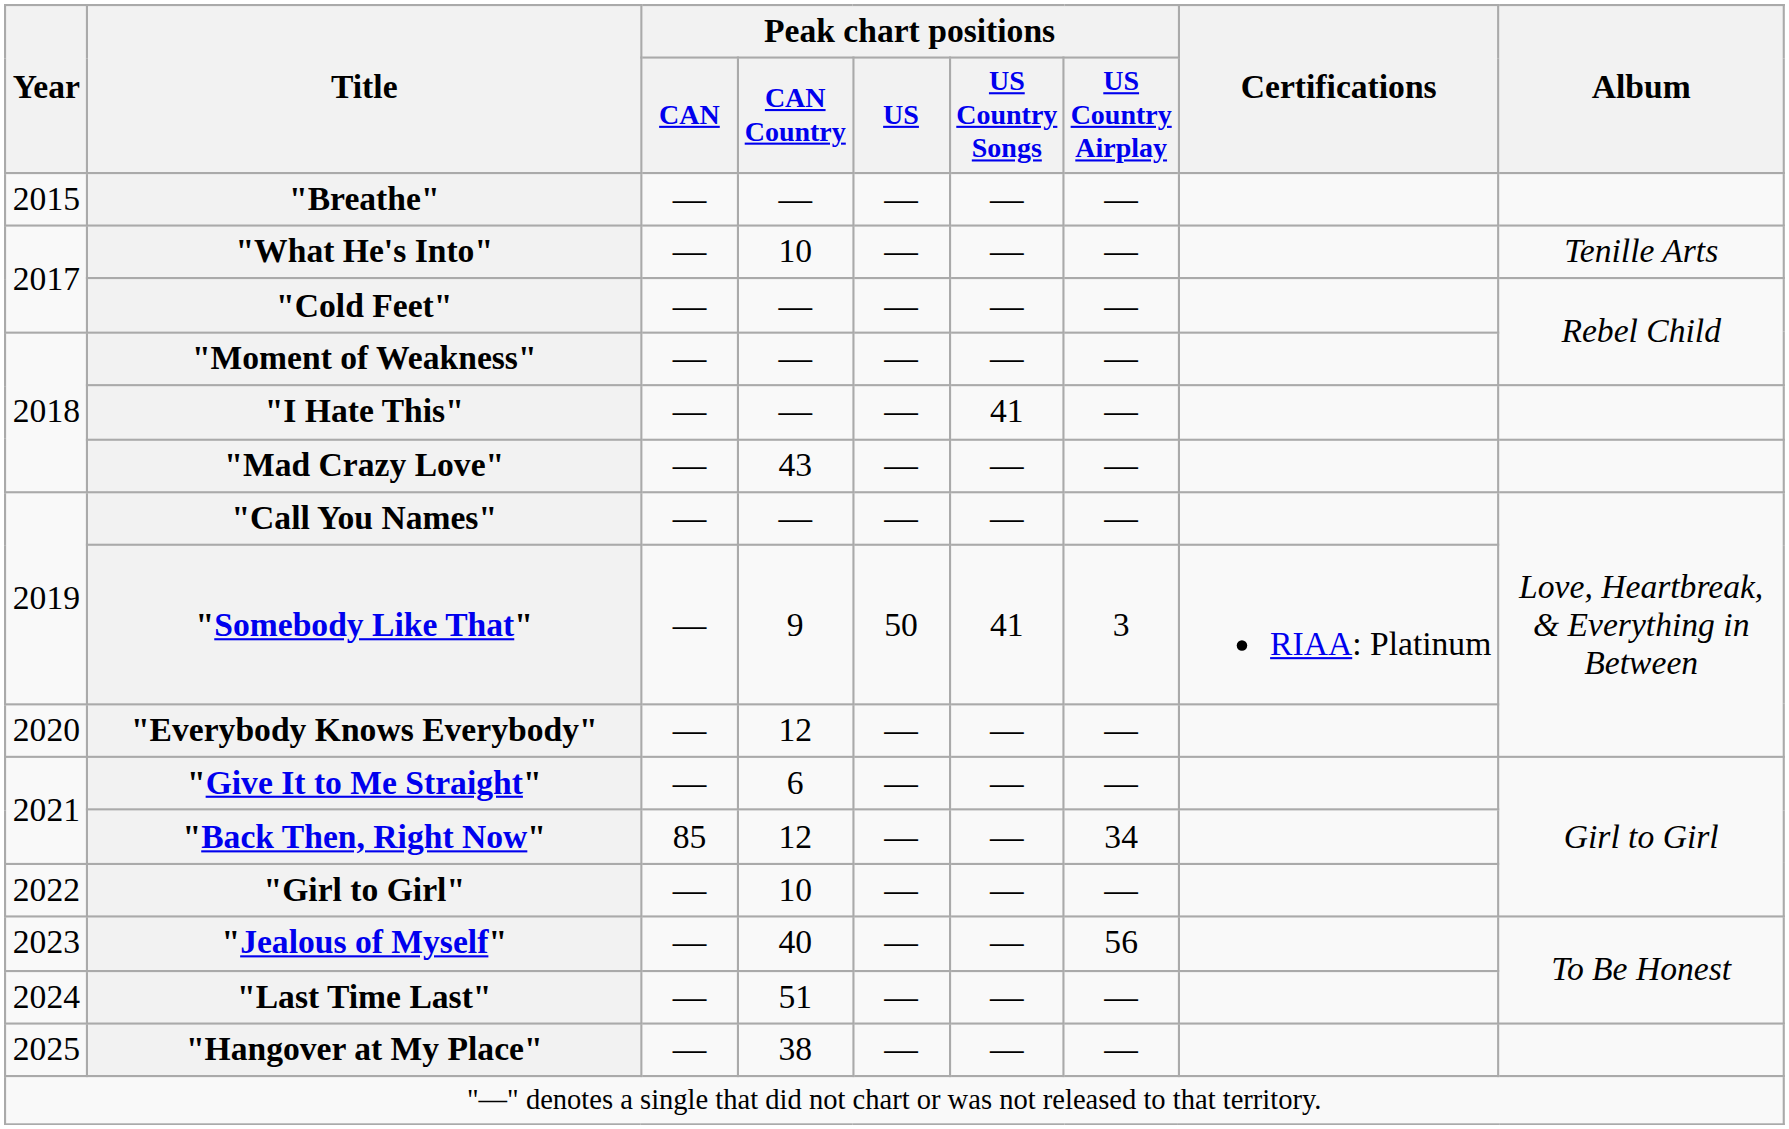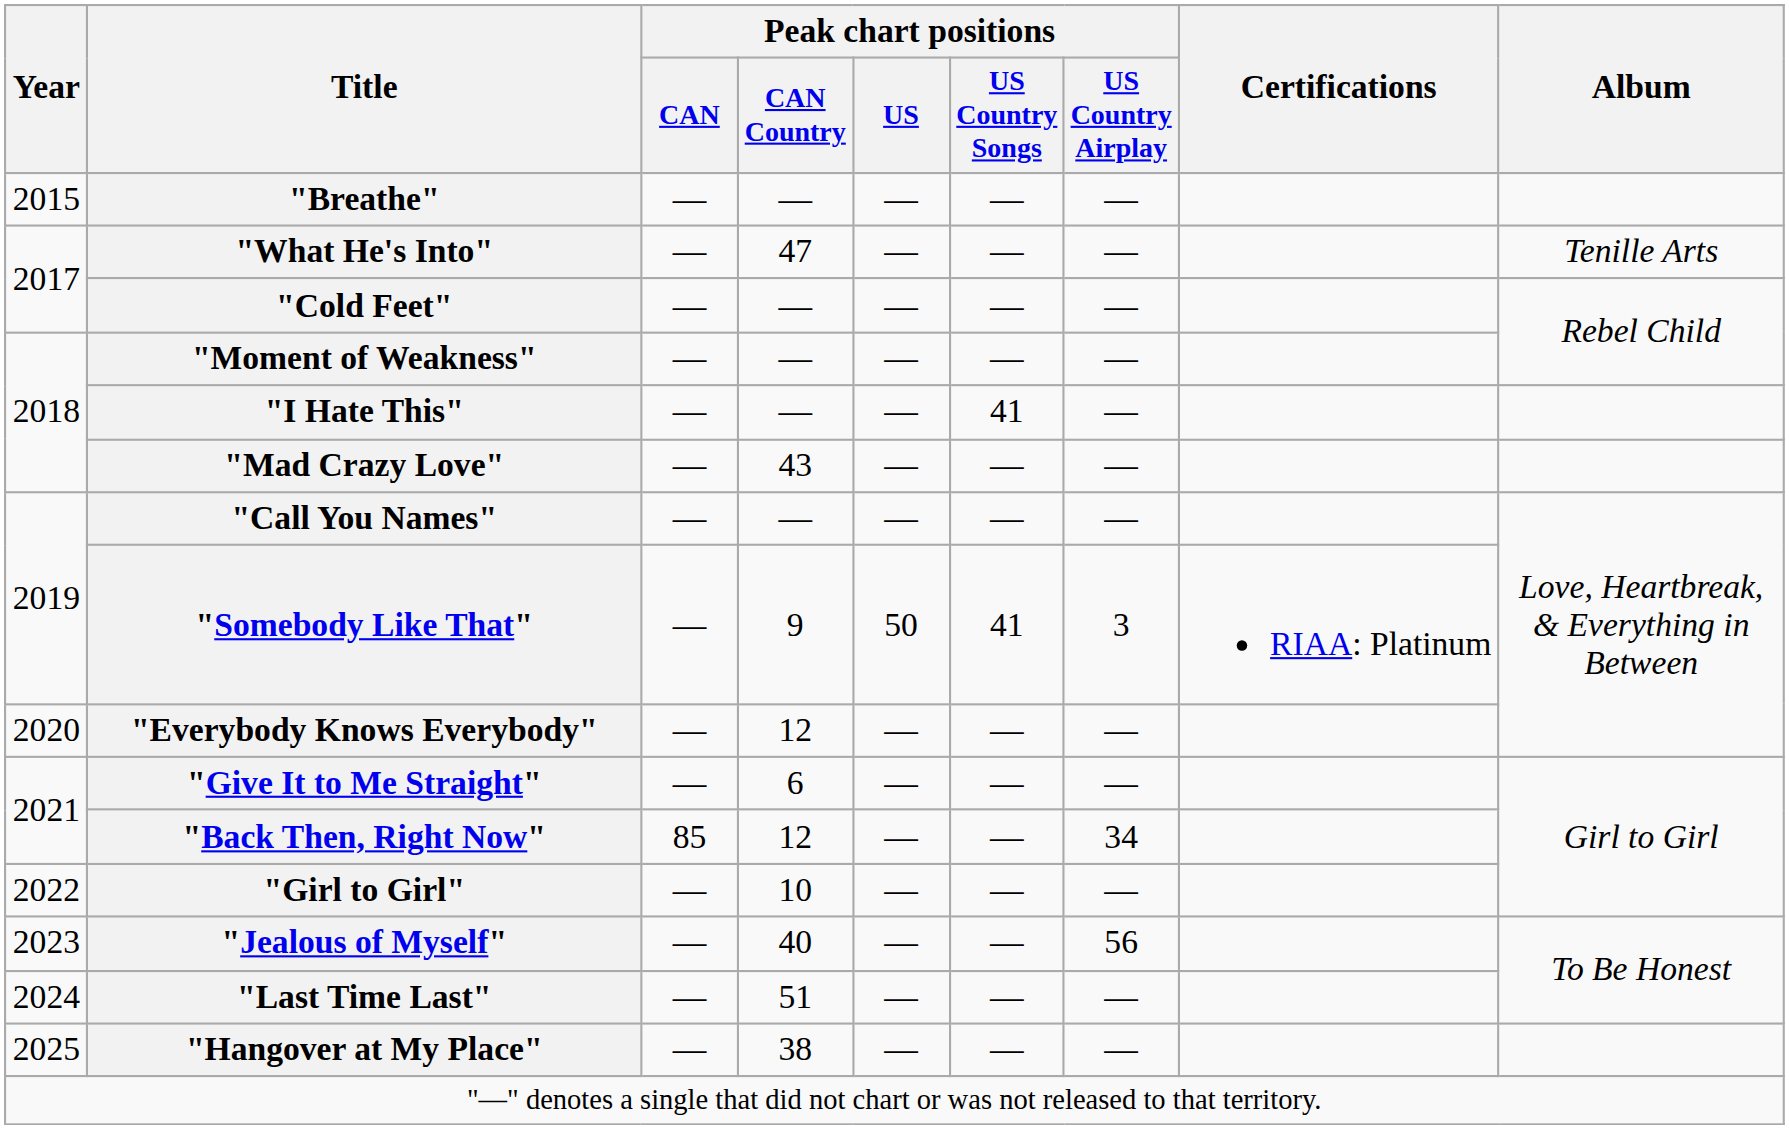(795, 251) 10 -> (795, 251) 47
